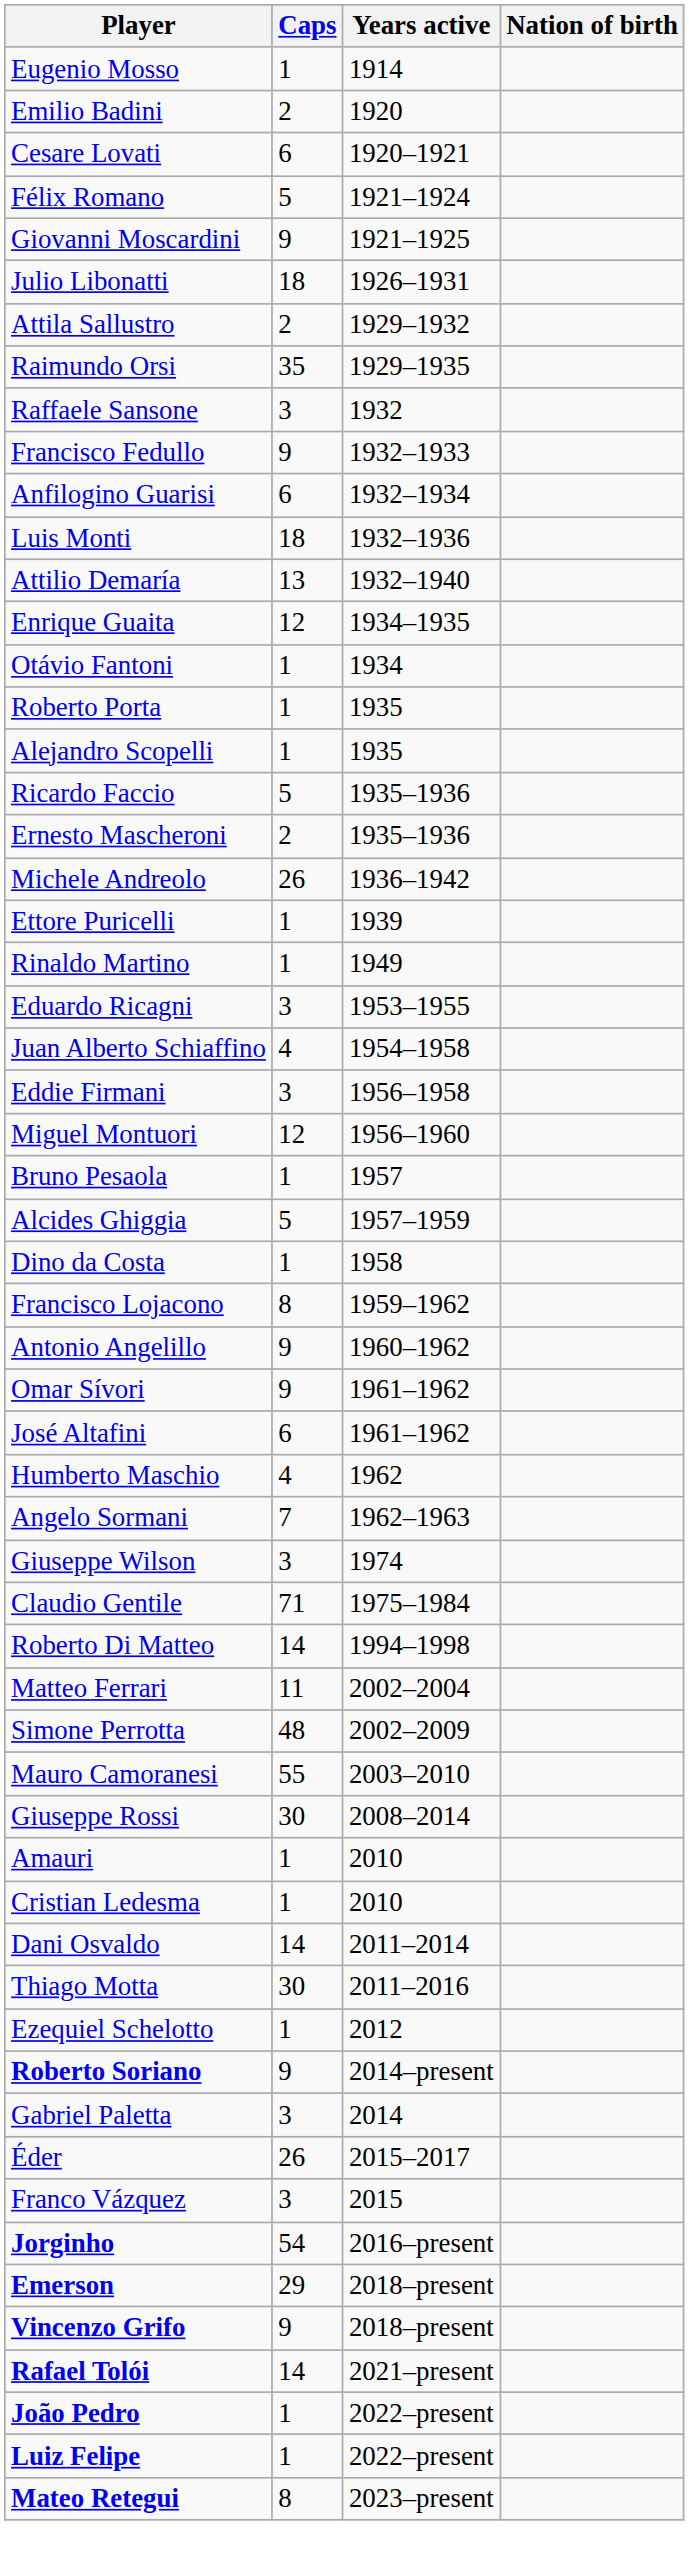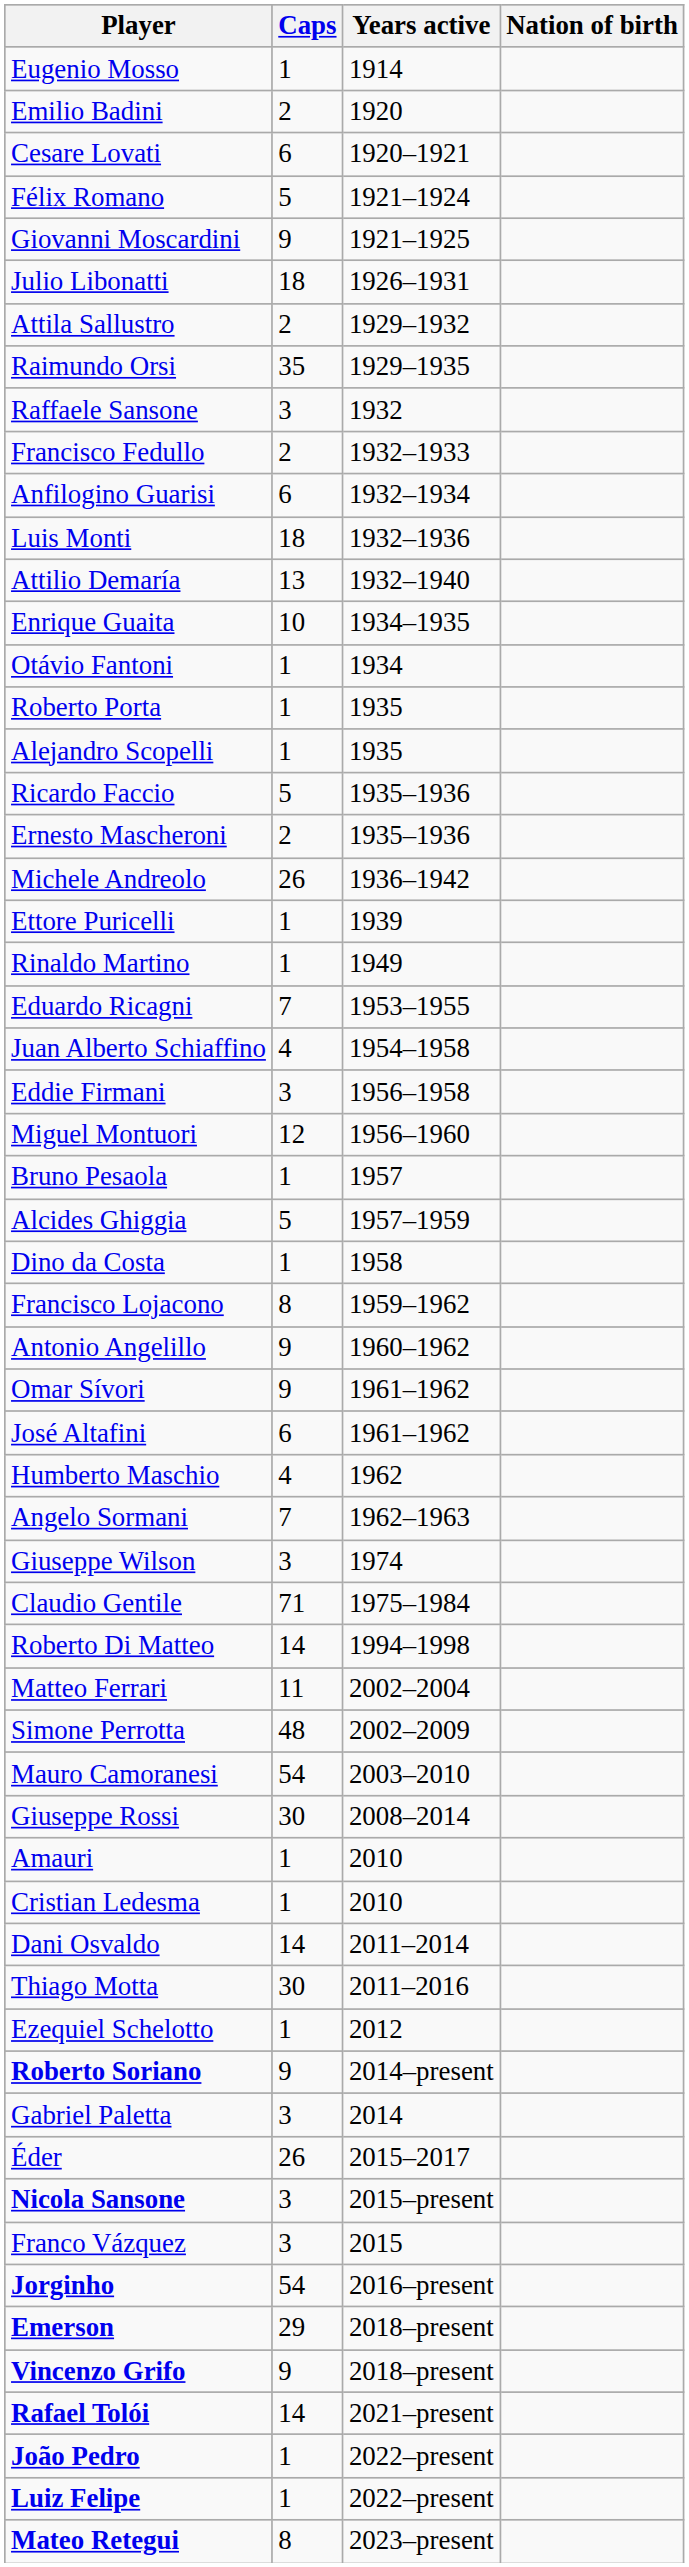(285, 452) 9 -> (285, 452) 2
(292, 622) 12 -> (292, 622) 10
(285, 1006) 3 -> (285, 1006) 7
(292, 1773) 55 -> (292, 1773) 54
+ row: (98, 2199)
